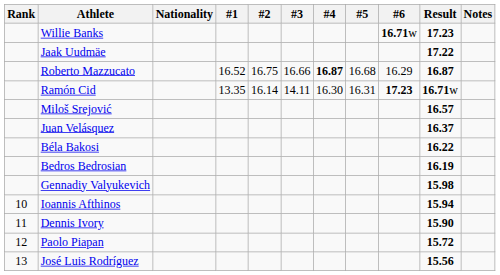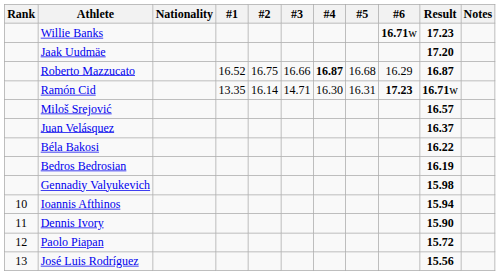(440, 52) 17.22 -> (440, 52) 17.20
(297, 90) 14.11 -> (297, 90) 14.71
